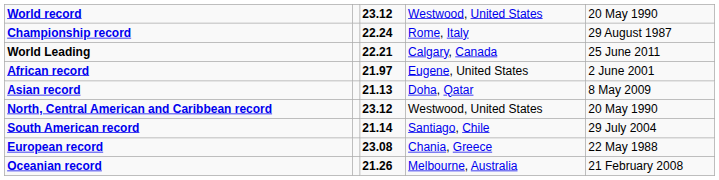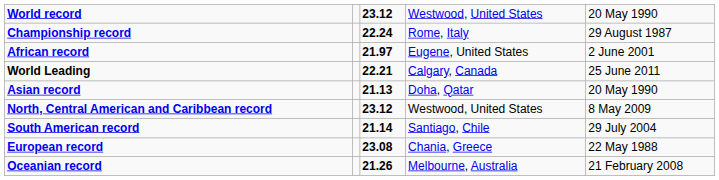rows swapped: (49, 52) <-> (48, 71)
(620, 90) 8 May 2009 -> (623, 90) 20 May 1990
(623, 109) 20 May 1990 -> (620, 109) 8 May 2009
